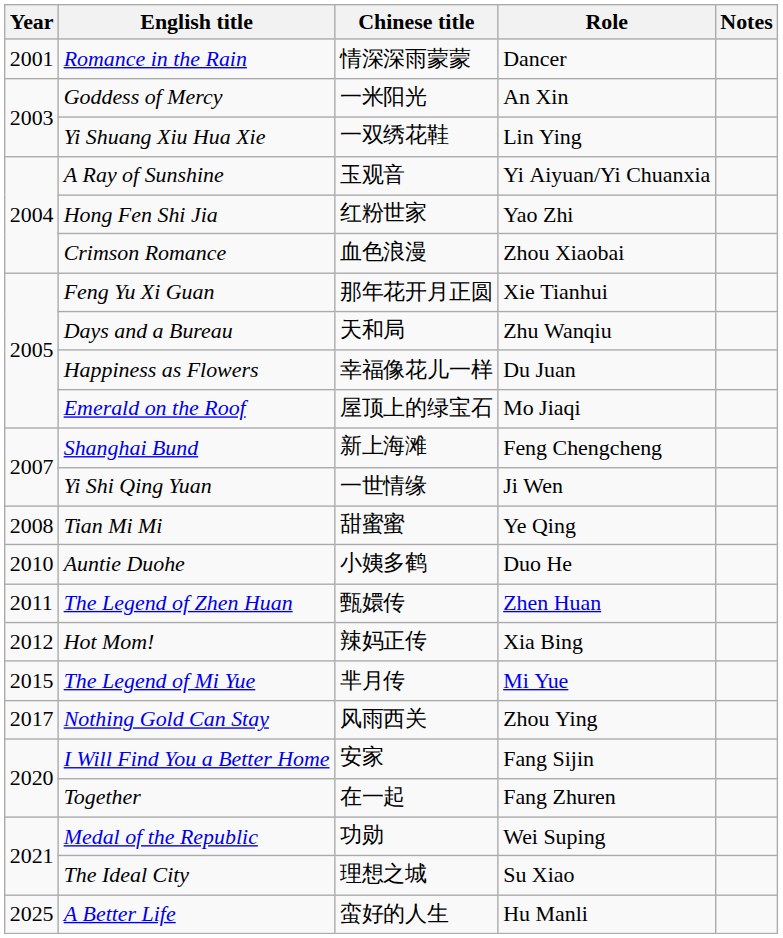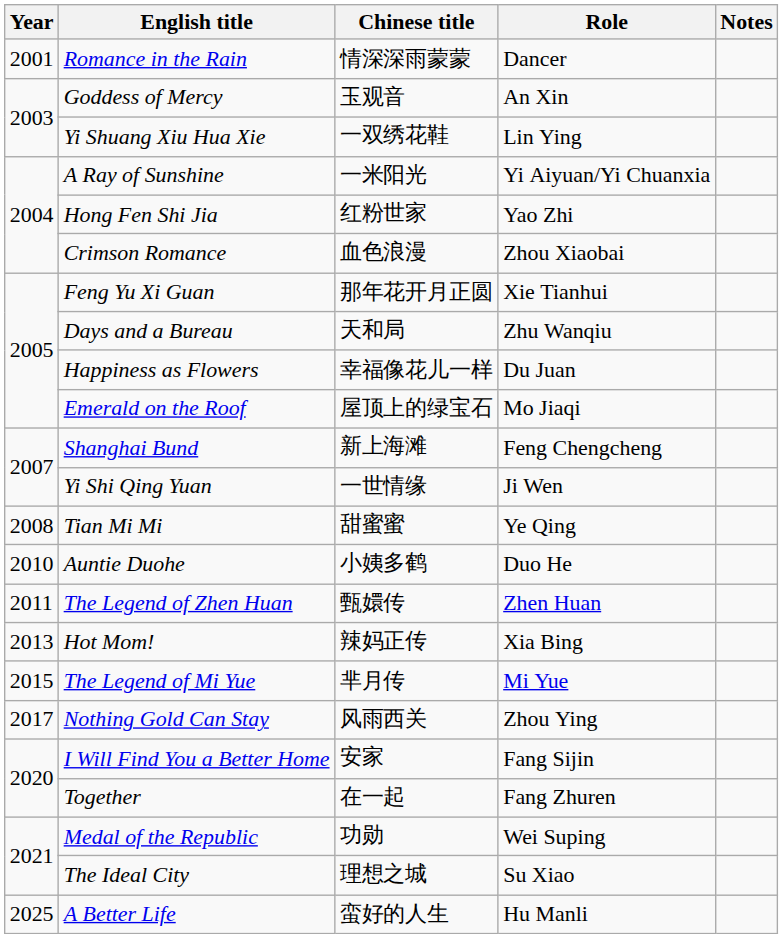(383, 96) 一米阳光 -> (373, 96) 玉观音
(373, 174) 玉观音 -> (383, 174) 一米阳光
(32, 641) 2012 -> (32, 641) 2013
